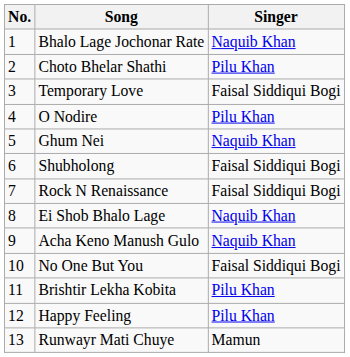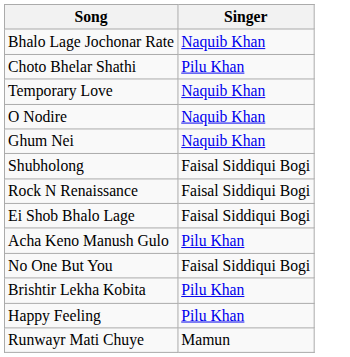- column: (20, 16)
(276, 91) Faisal Siddiqui Bogi -> (223, 91) Naquib Khan
(243, 116) Pilu Khan -> (223, 116) Naquib Khan
(254, 215) Naquib Khan -> (246, 215) Faisal Siddiqui Bogi
(254, 240) Naquib Khan -> (213, 240) Pilu Khan
